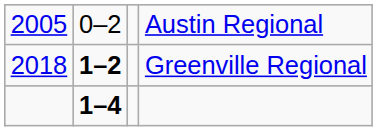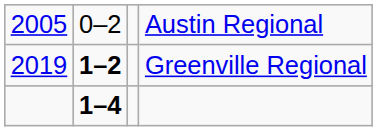(39, 65) 2018 -> (39, 65) 2019
